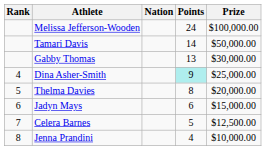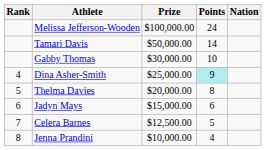columns swapped: (159, 12) <-> (234, 12)
(191, 59) 13 -> (212, 59) 10
